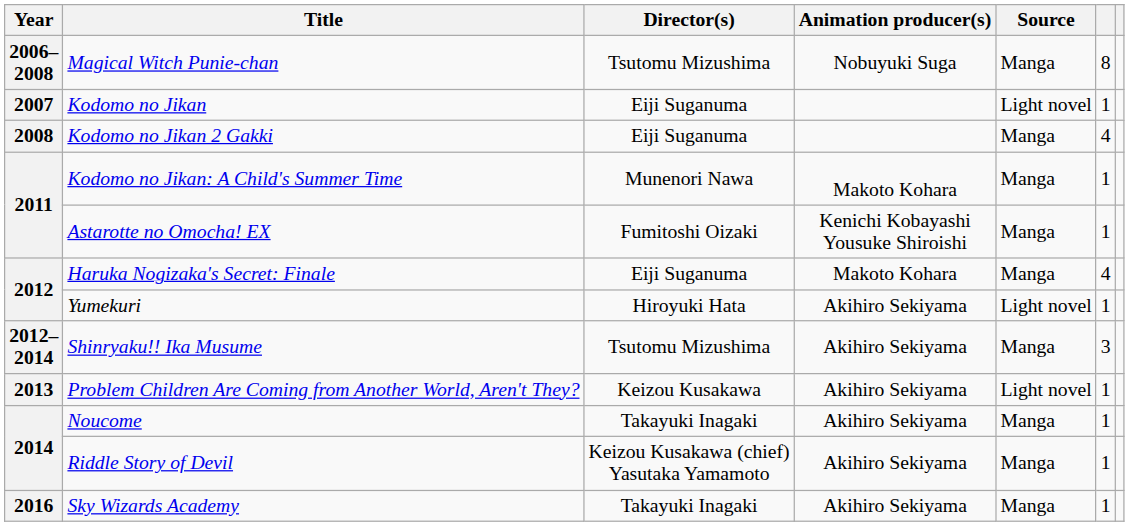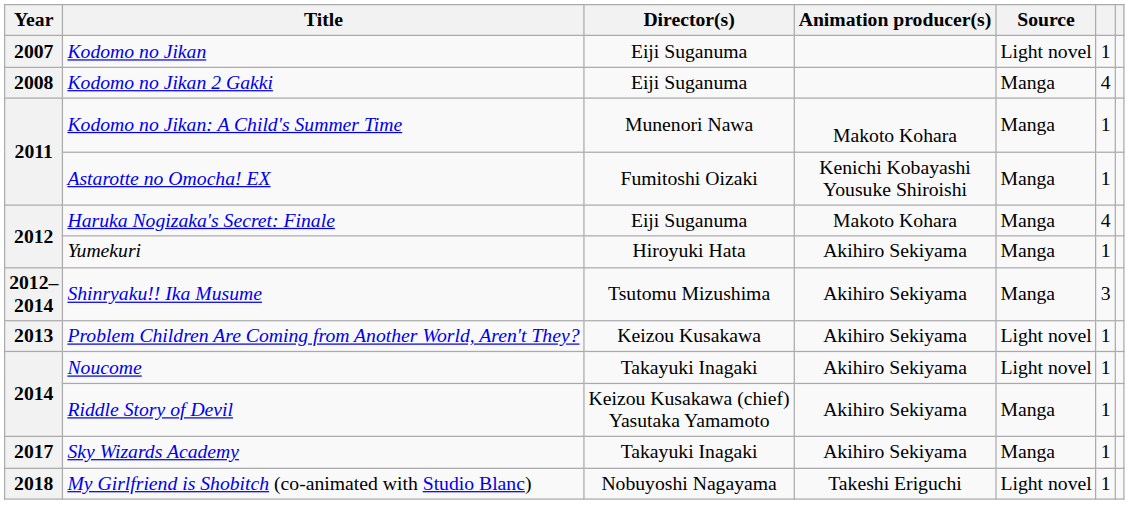- row: (173, 62)
(1046, 305) Light novel -> (1028, 251) Manga
(1028, 420) Manga -> (1046, 367) Light novel
(34, 505) 2016 -> (34, 451) 2017
+ row: (299, 483)
